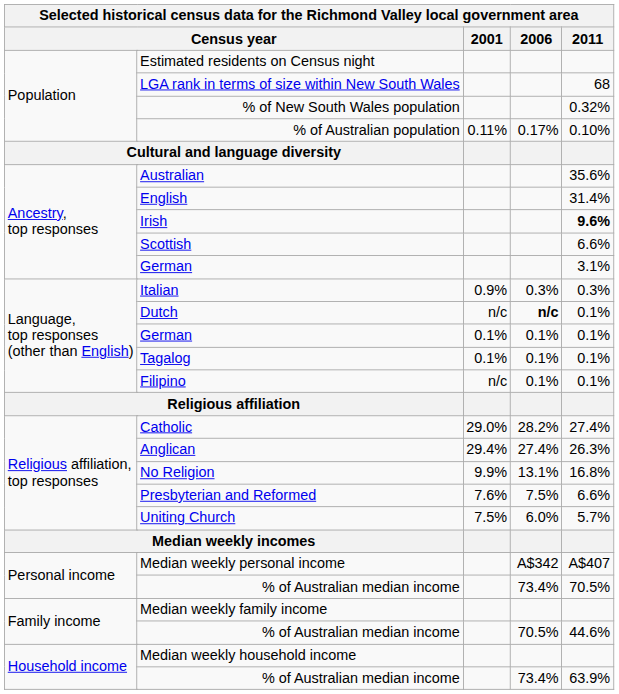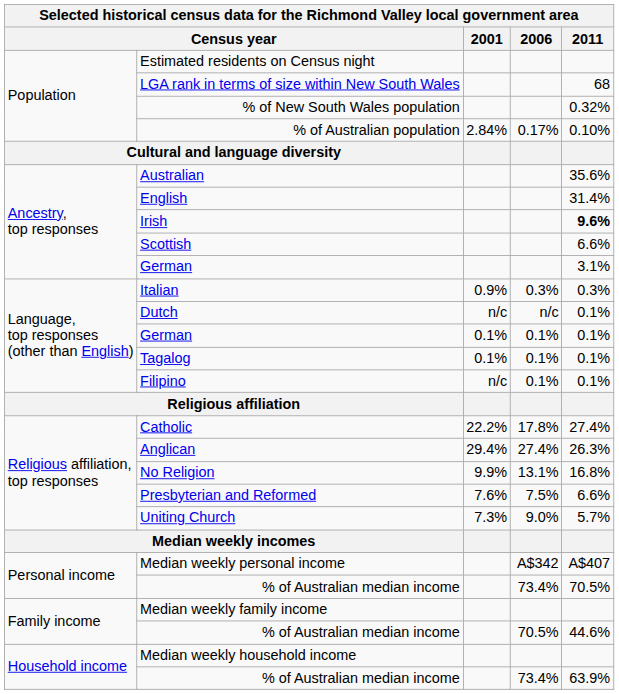(487, 130) 0.11% -> (487, 130) 2.84%
(548, 312) bold -> (549, 312) normal
(487, 426) 29.0% -> (487, 426) 22.2%
(536, 426) 28.2% -> (536, 426) 17.8%
(491, 518) 7.5% -> (491, 518) 7.3%
(540, 518) 6.0% -> (540, 518) 9.0%
